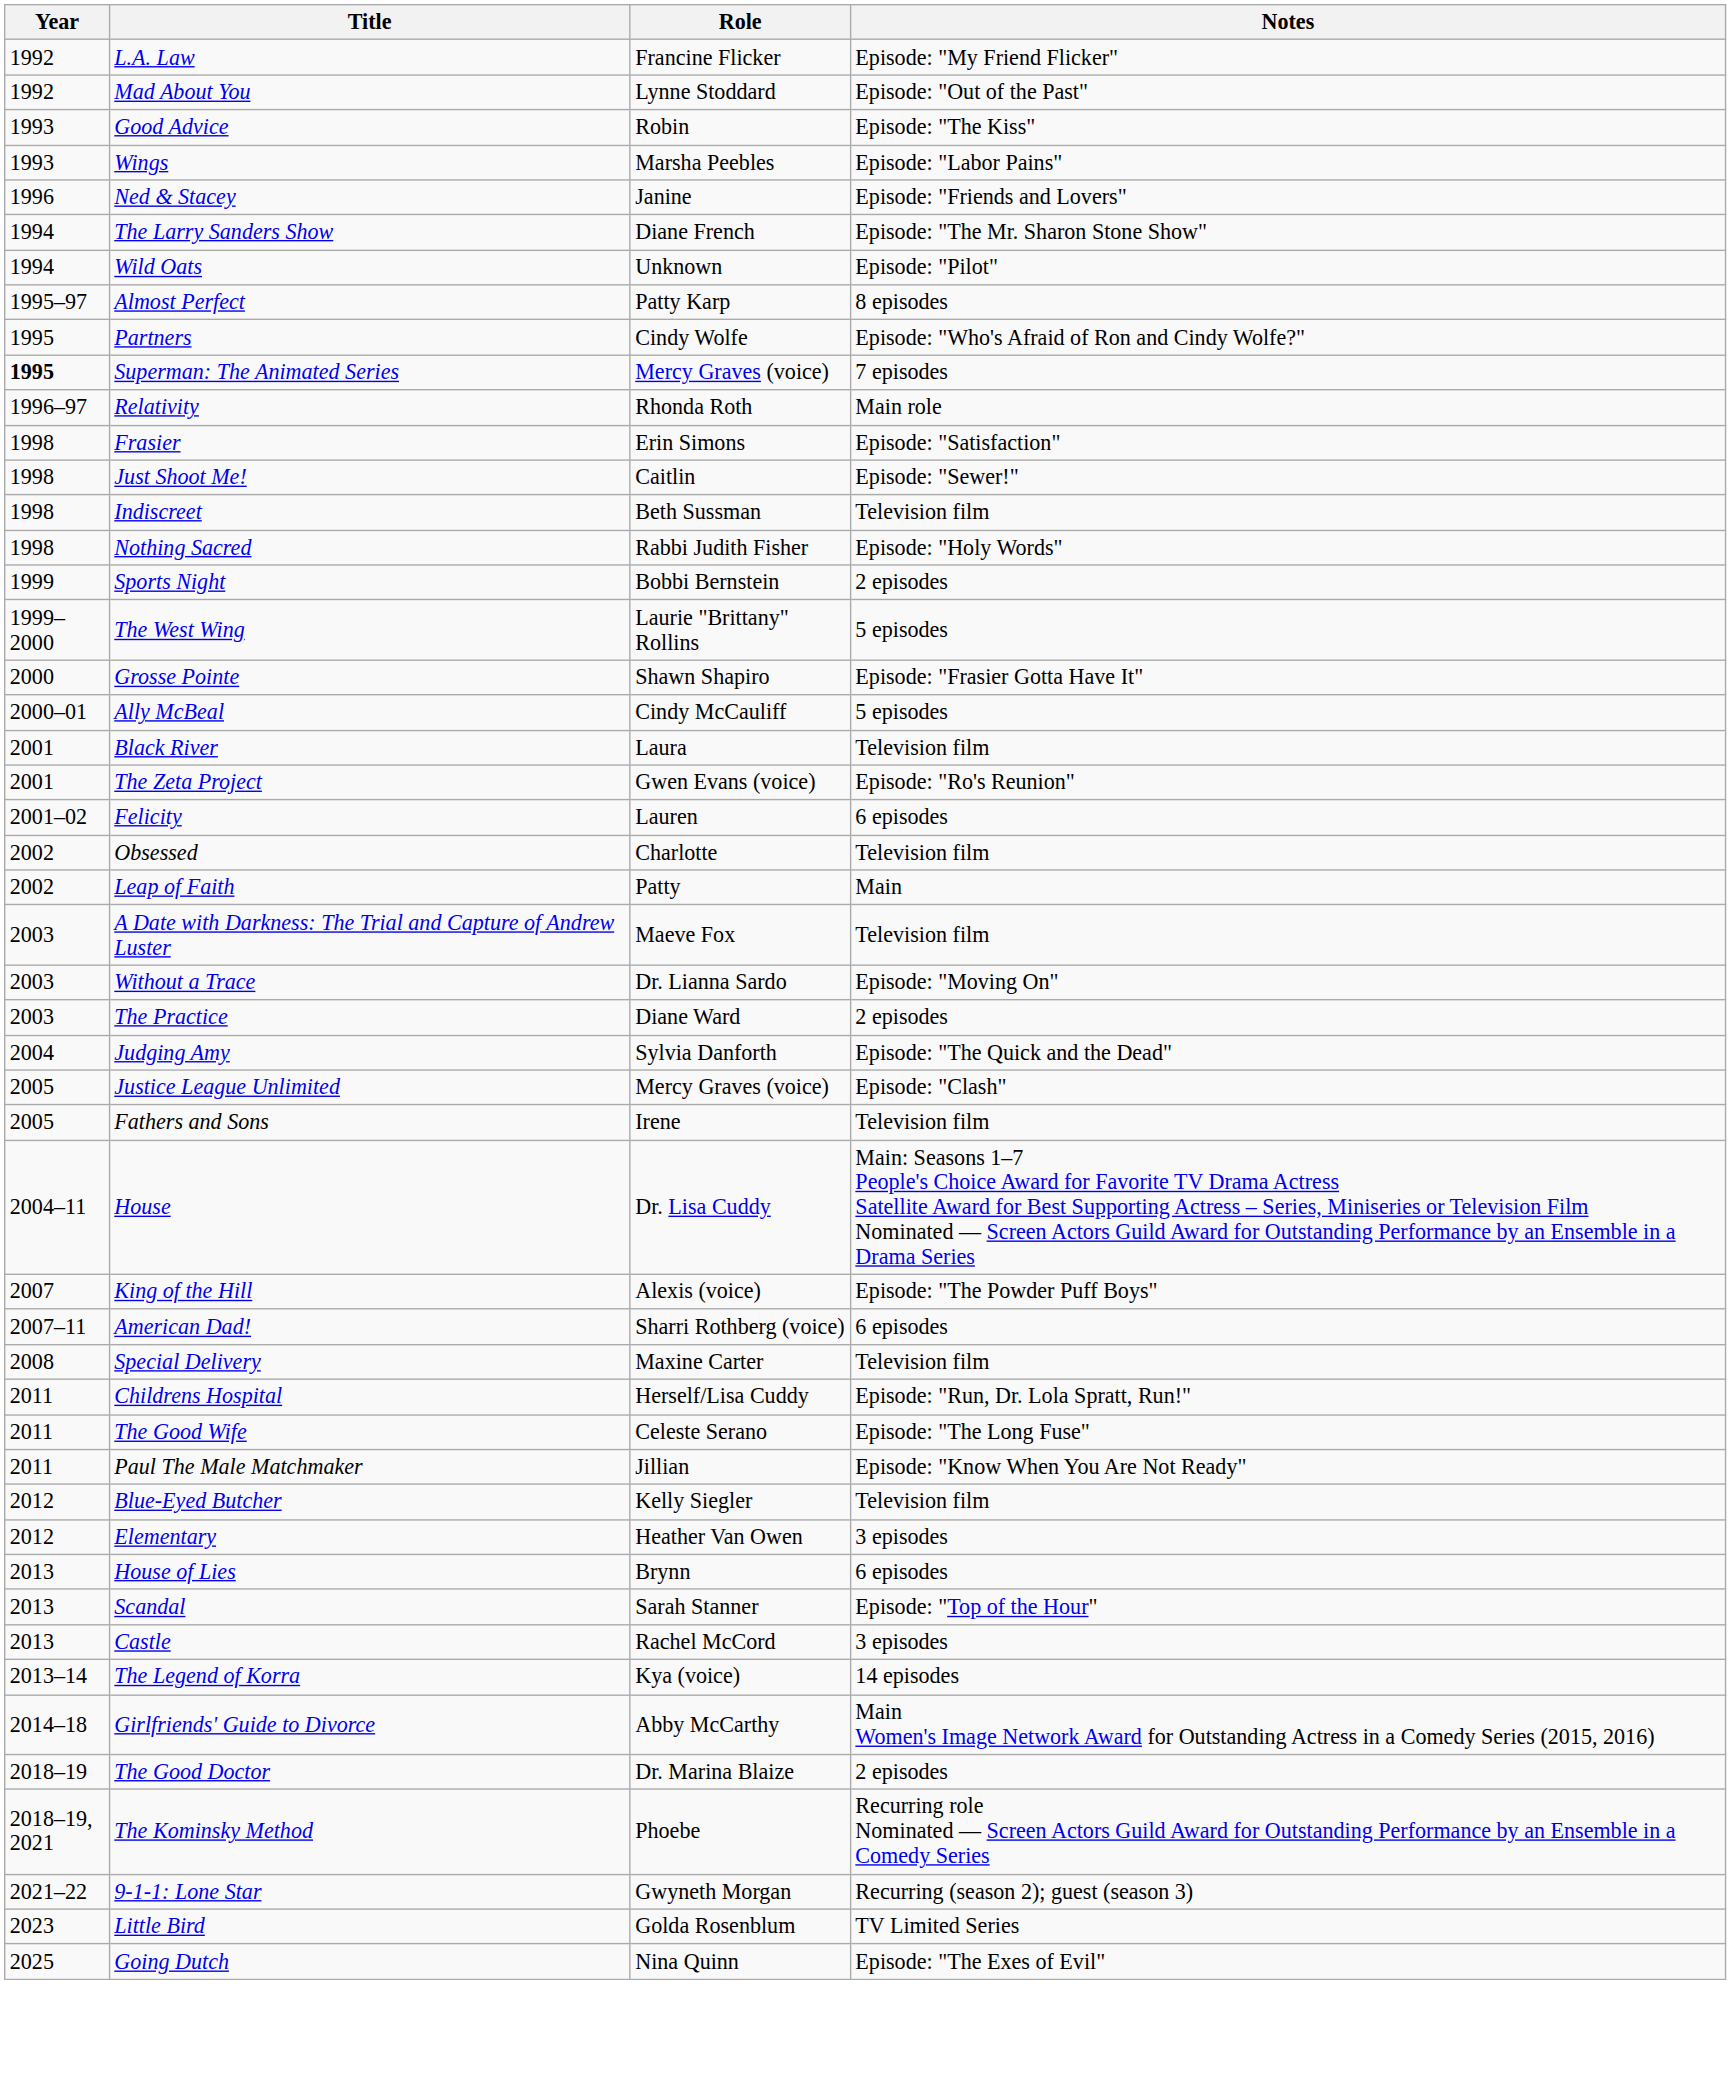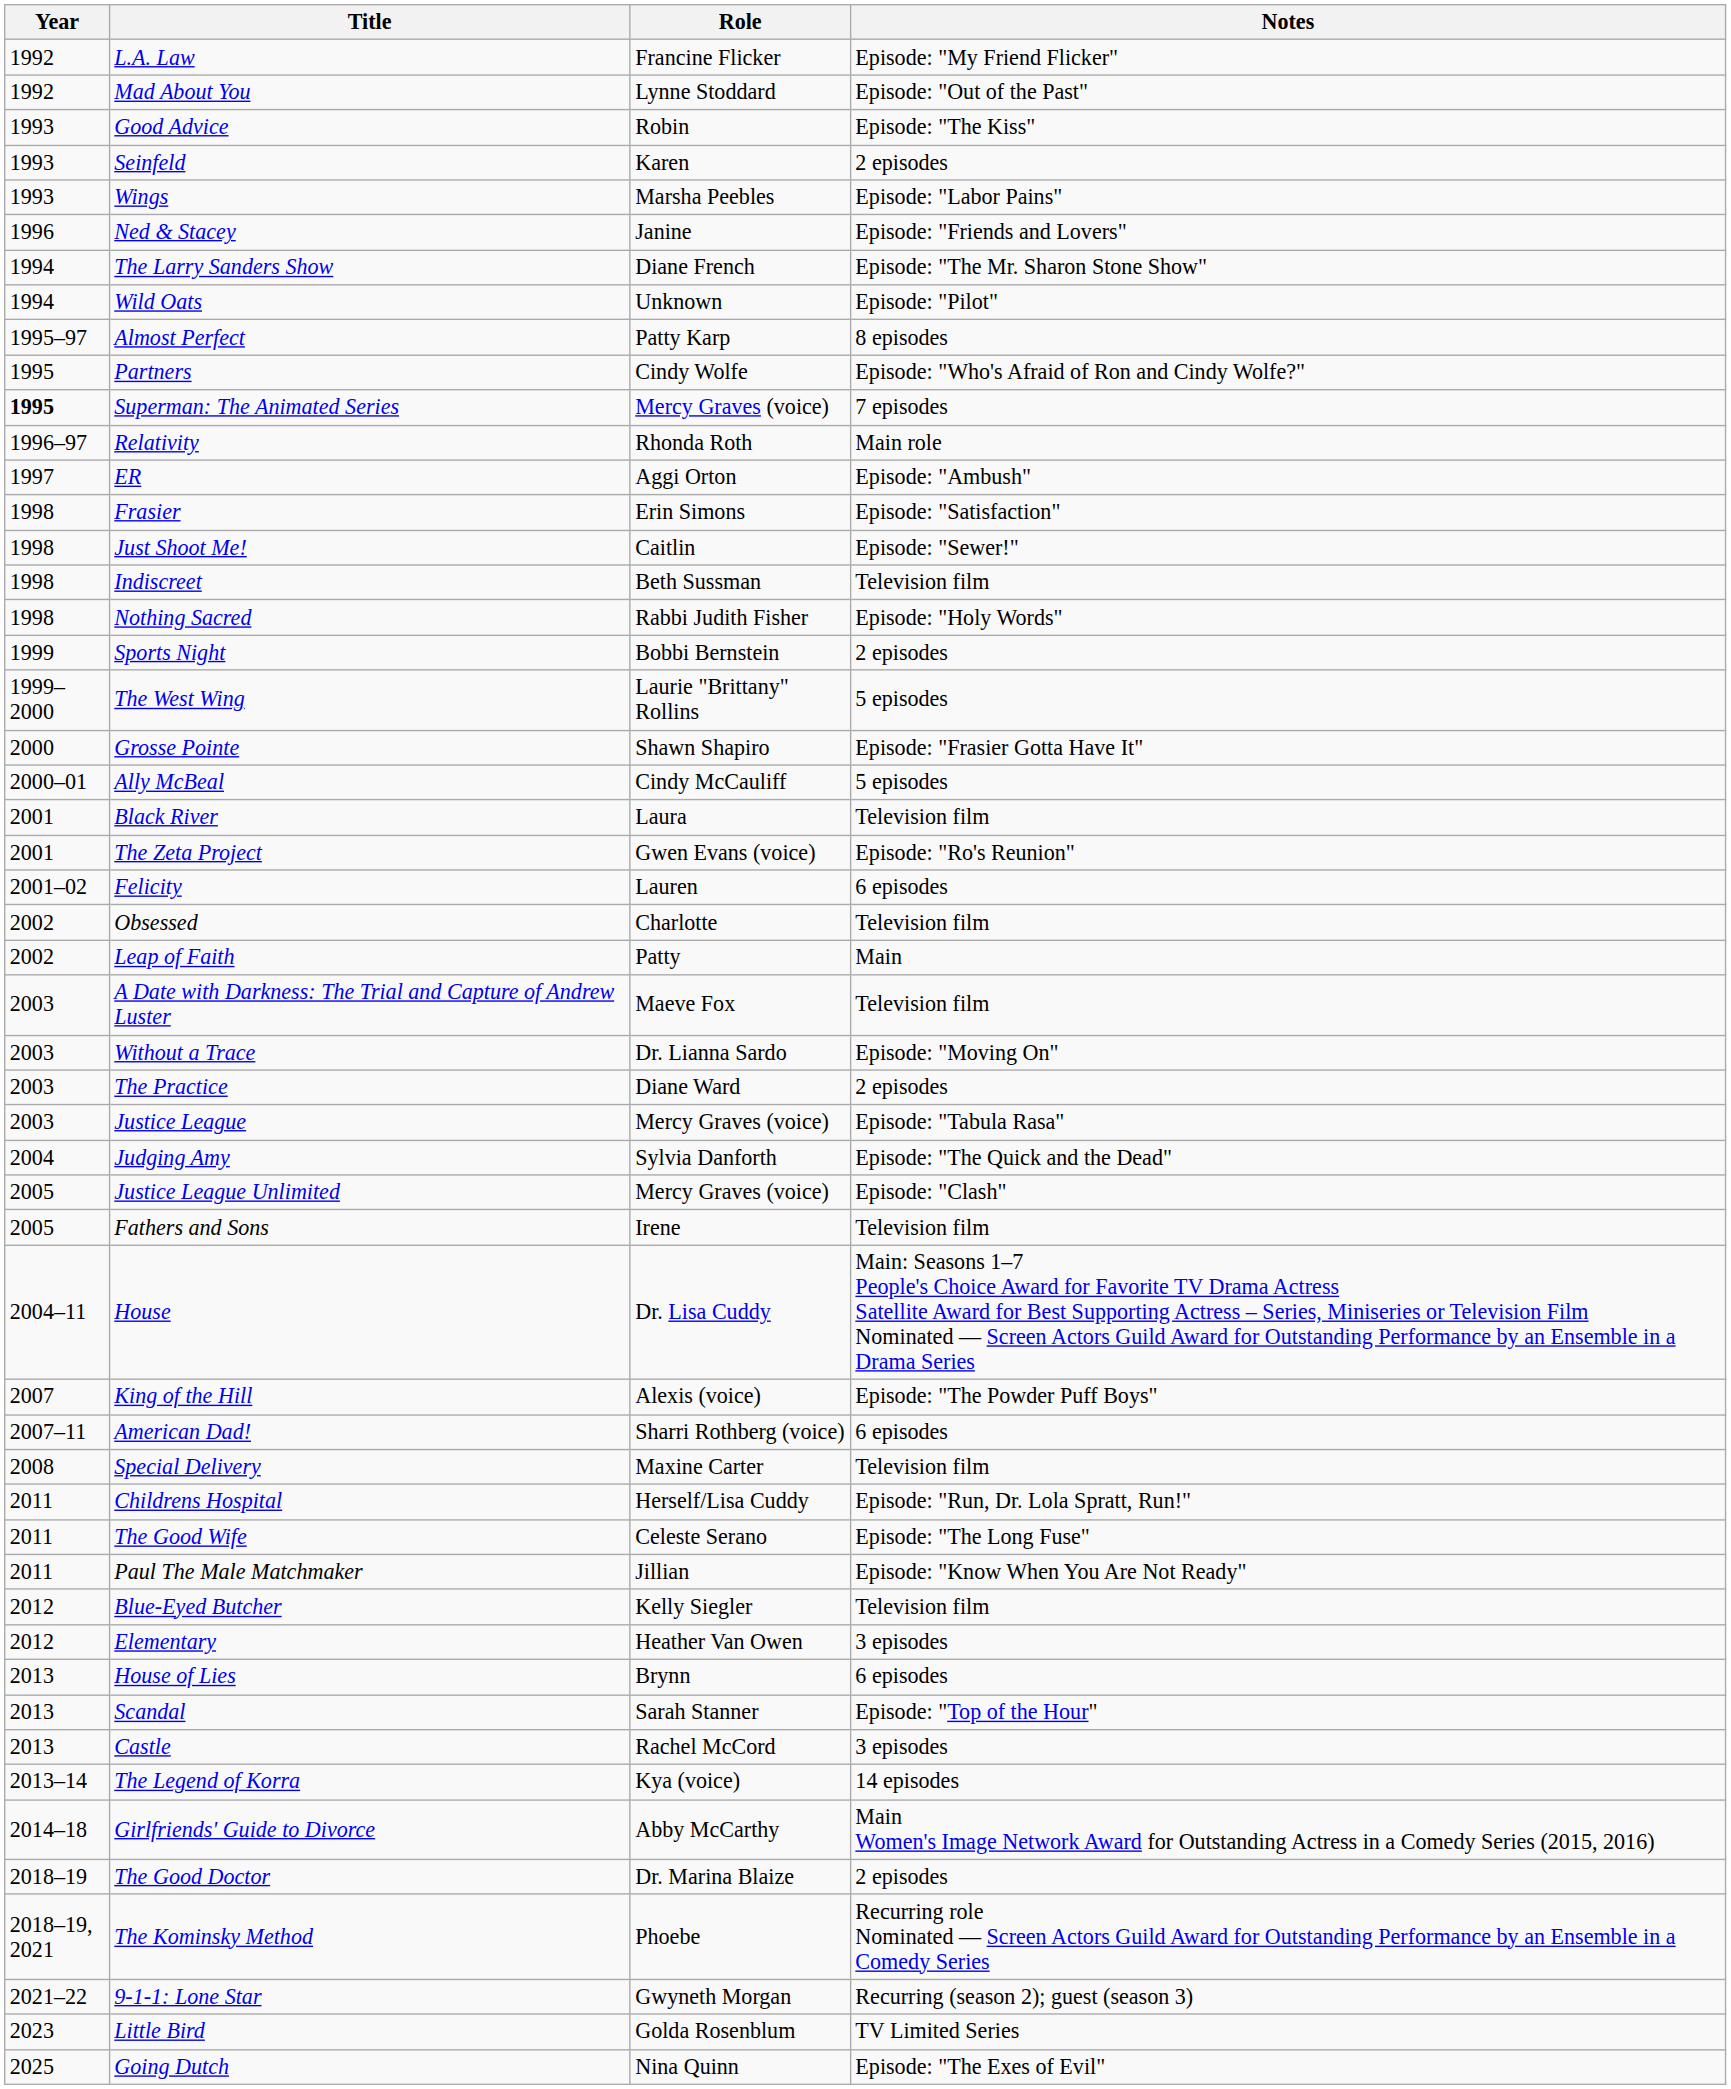+ row: (150, 162)
+ row: (128, 477)
+ row: (180, 1122)
